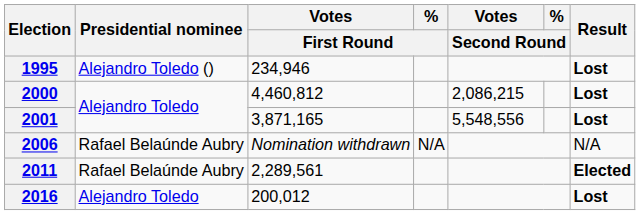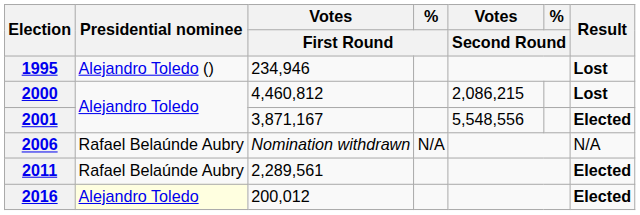(287, 119) 3,871,165 -> (287, 119) 3,871,167
(591, 119) Lost -> (602, 119) Elected
(139, 196) no background -> (139, 196) lightyellow background
(591, 196) Lost -> (602, 196) Elected
